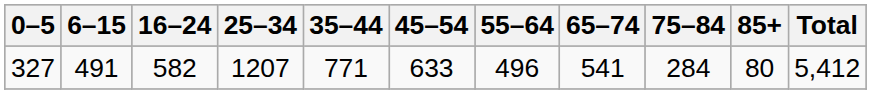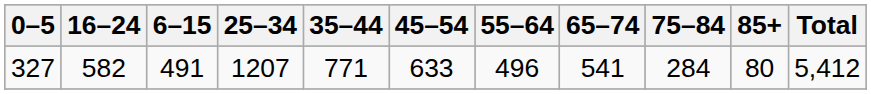columns swapped: (97, 25) <-> (175, 25)
